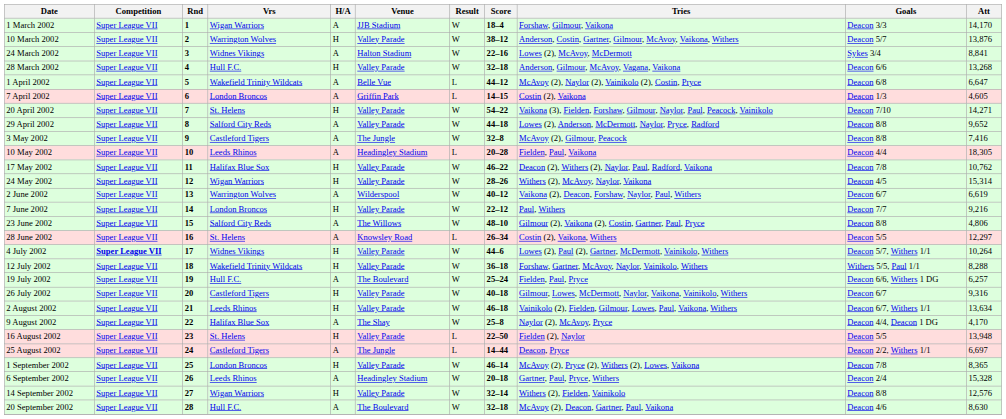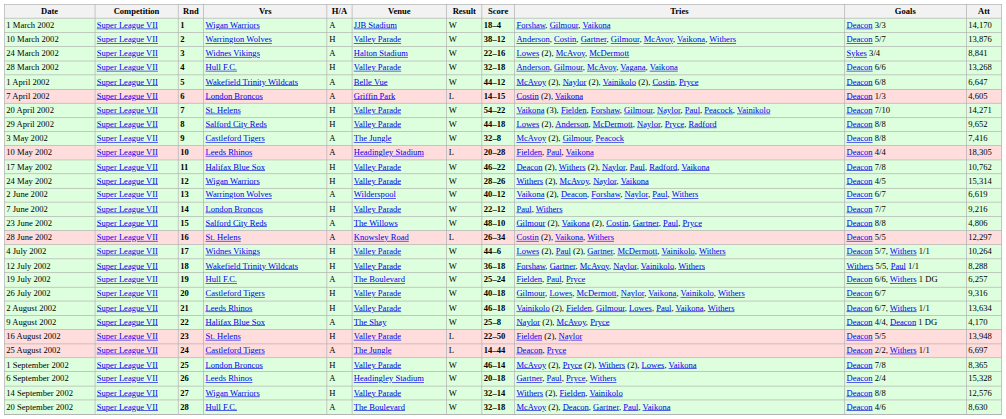(454, 81) L -> (453, 81) W
(336, 124) A -> (332, 124) H
(129, 251) bold -> (127, 251) normal
